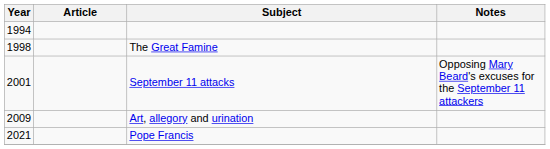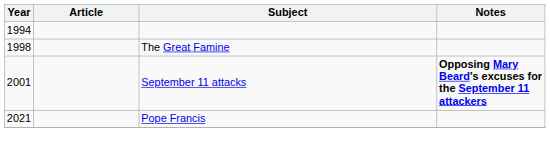(487, 83) normal -> (491, 83) bold
- row: (19, 118)
